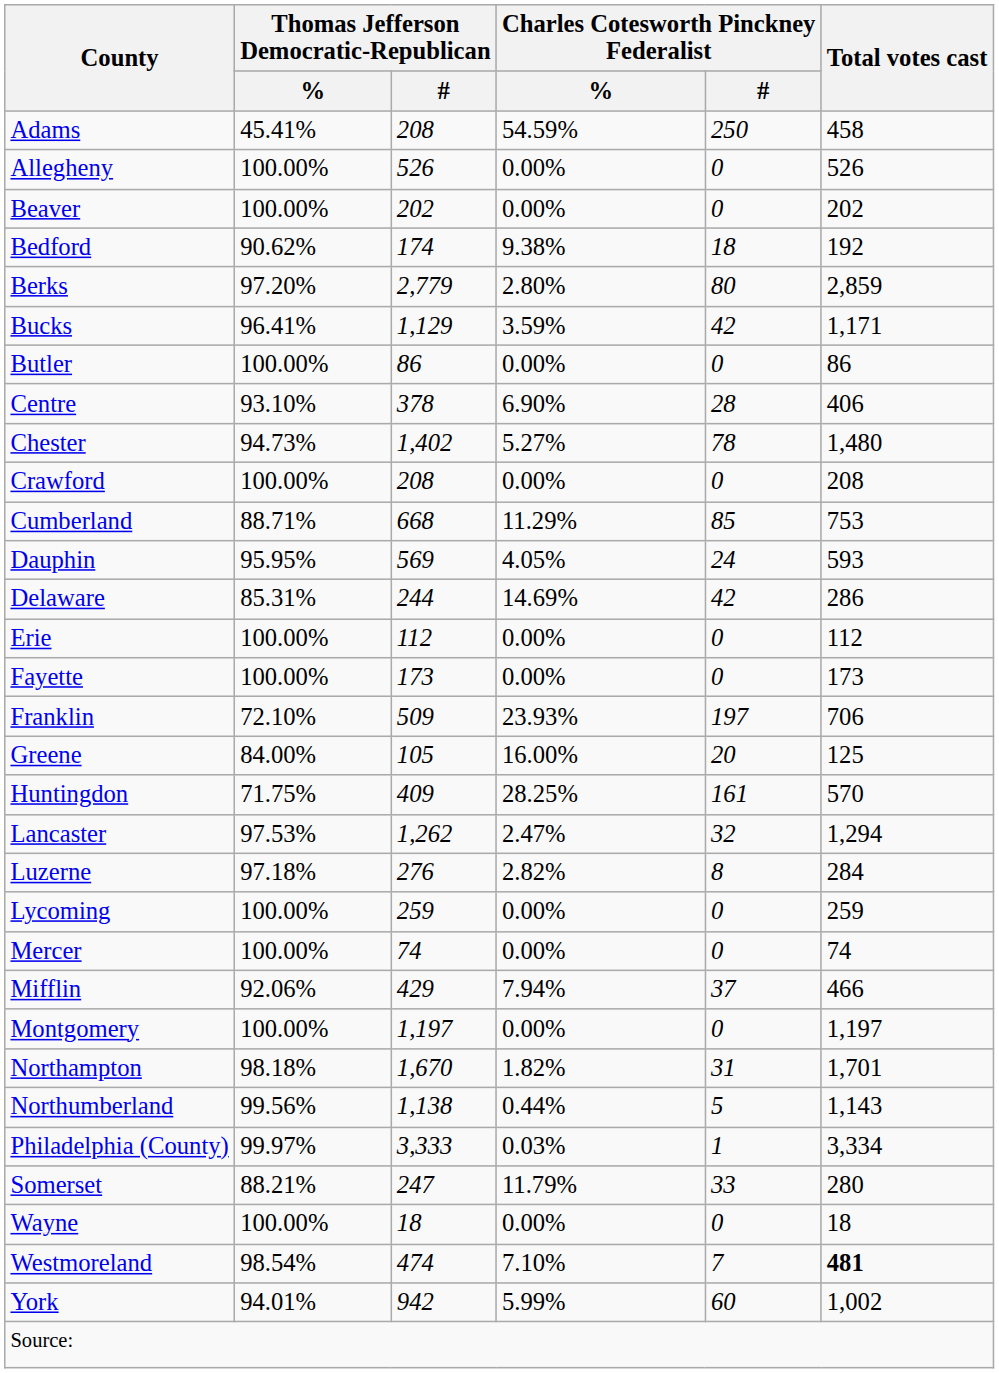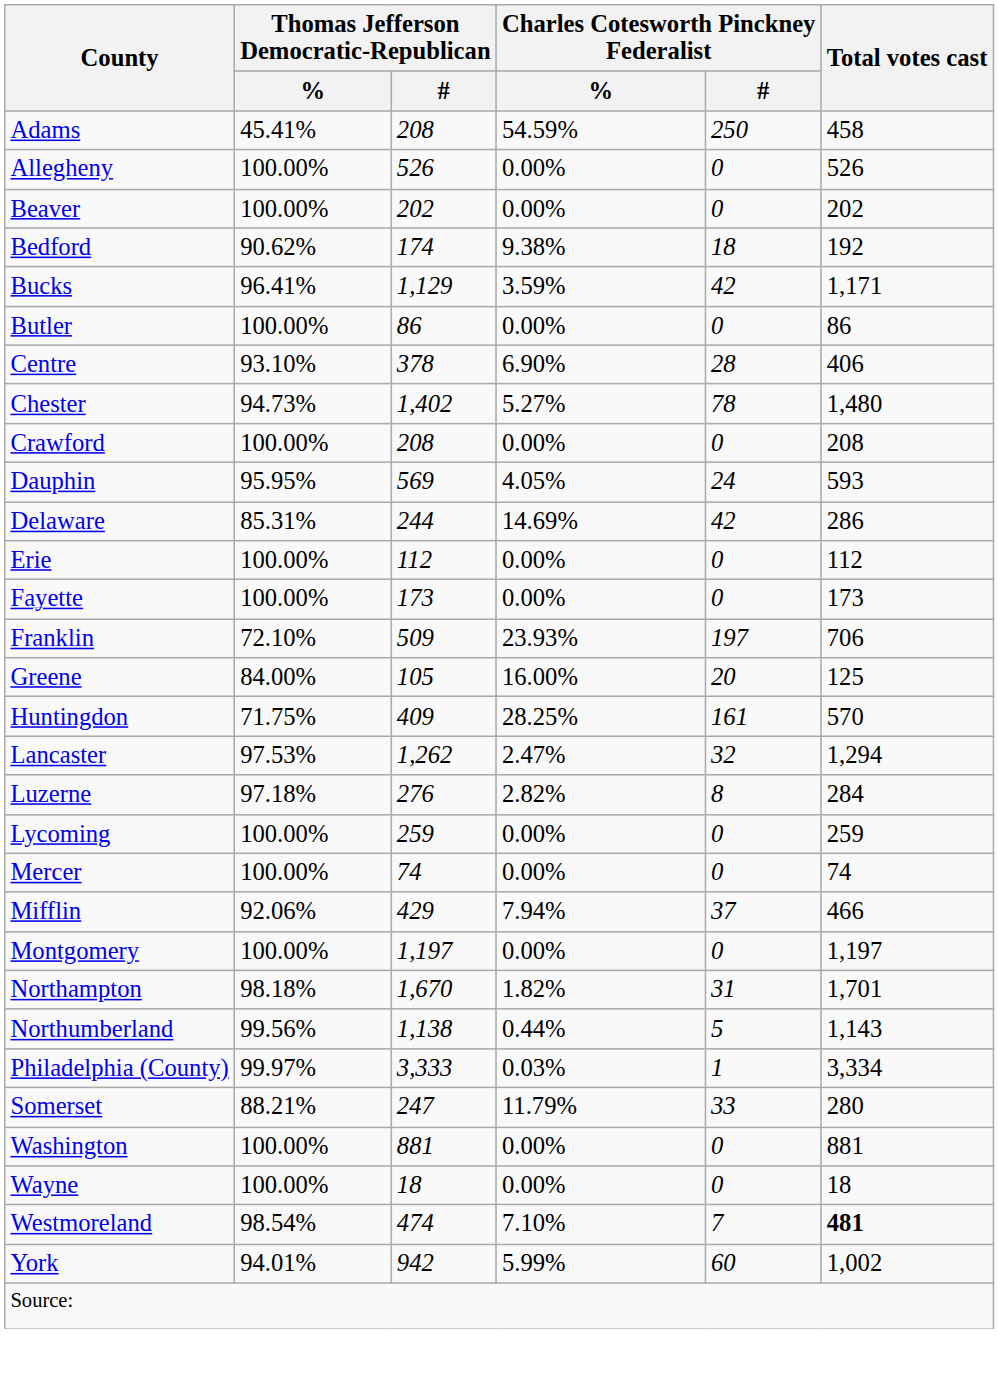- row: (39, 286)
- row: (71, 520)
+ row: (69, 1145)
